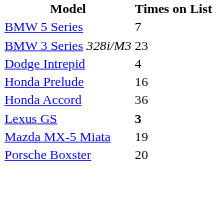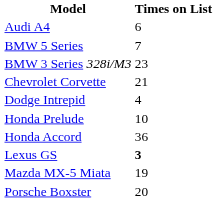+ row: (27, 27)
+ row: (55, 82)
(141, 82) 16 -> (141, 118) 10
